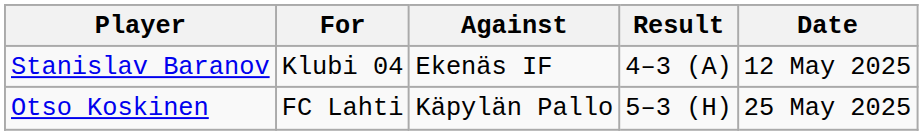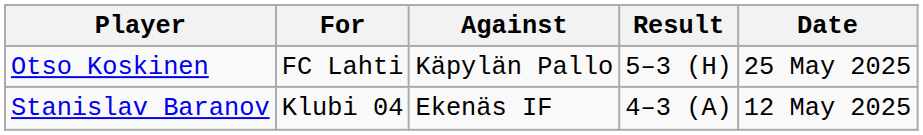rows swapped: (140, 67) <-> (110, 108)
